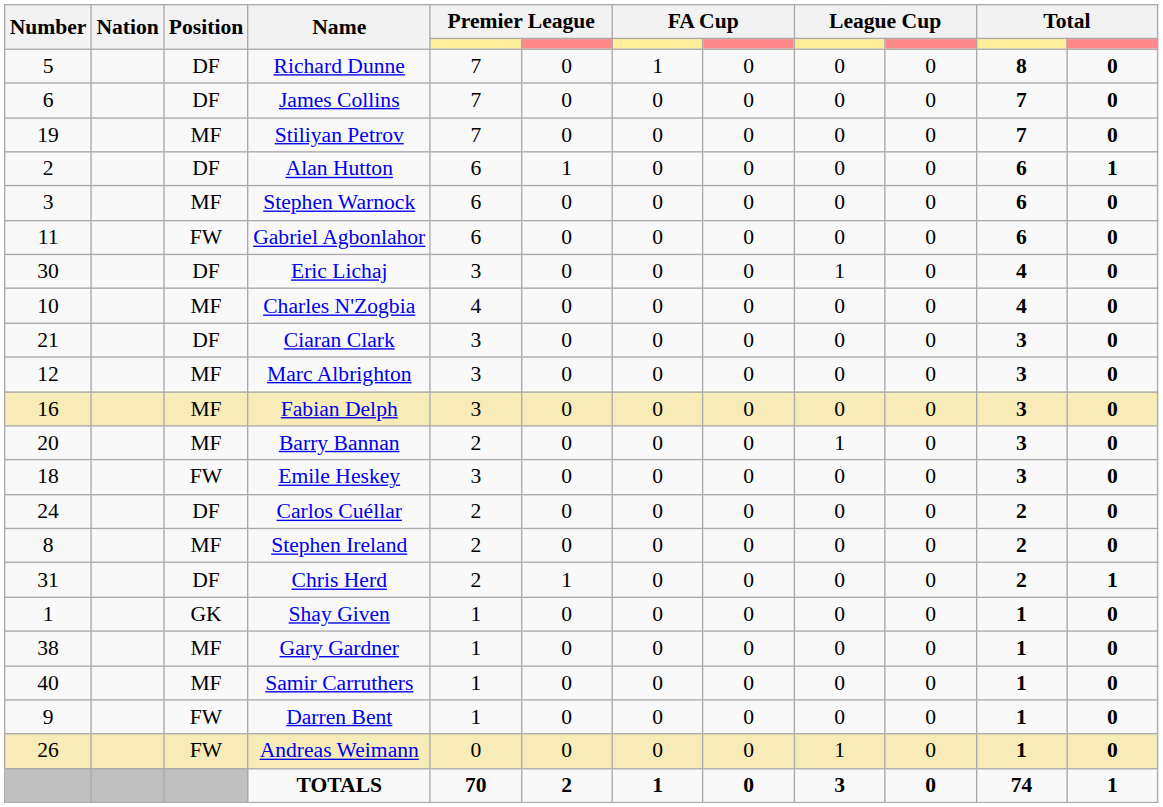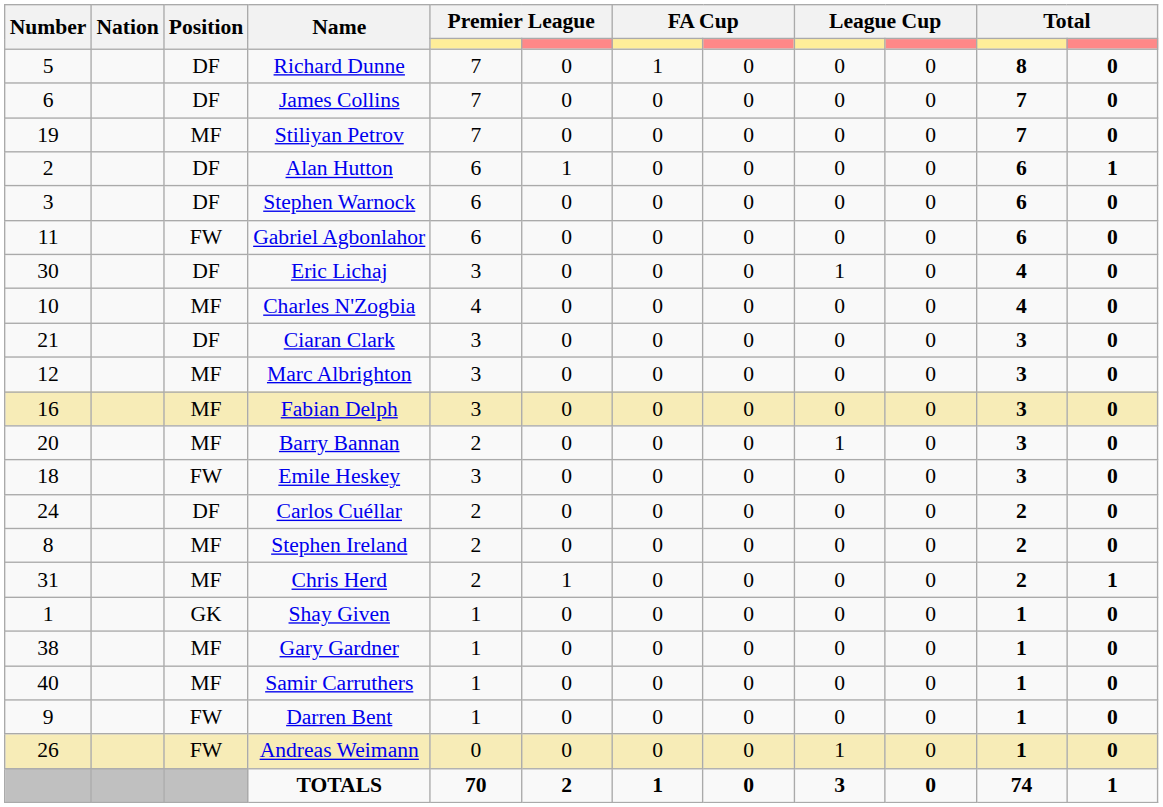(206, 202) MF -> (206, 202) DF
(206, 579) DF -> (206, 579) MF
